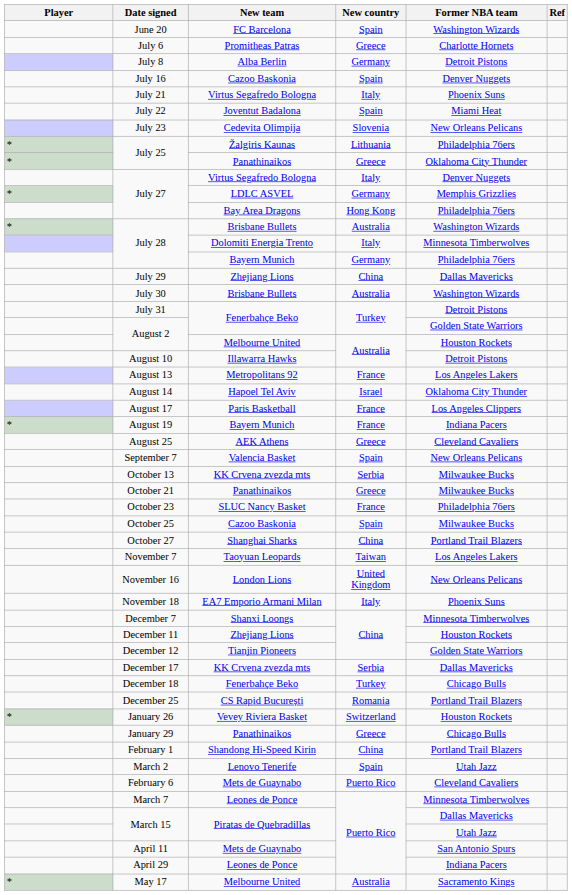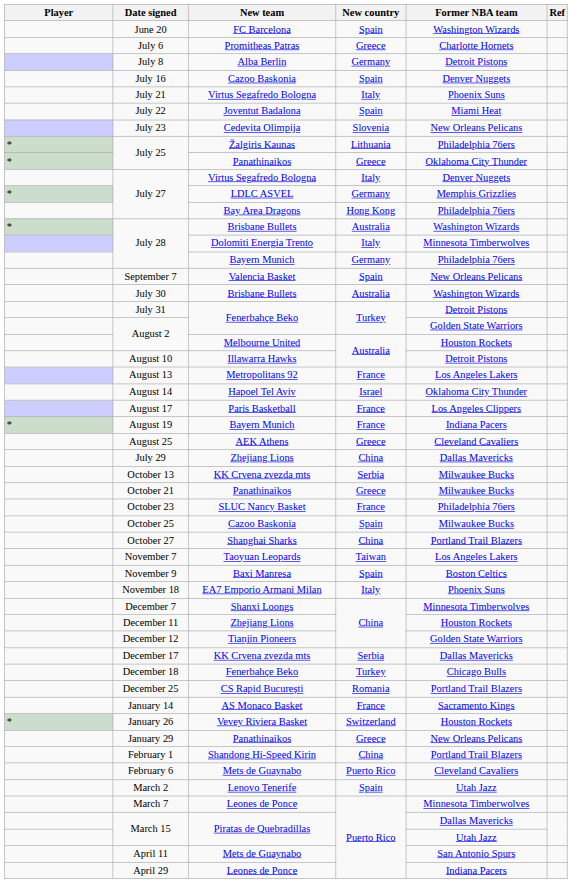rows swapped: (151, 276) <-> (151, 458)
+ row: (151, 573)
- row: (151, 579)
+ row: (151, 705)
(476, 733) Chicago Bulls -> (476, 738) New Orleans Pelicans
rows swapped: (151, 783) <-> (151, 766)
- row: (151, 882)
